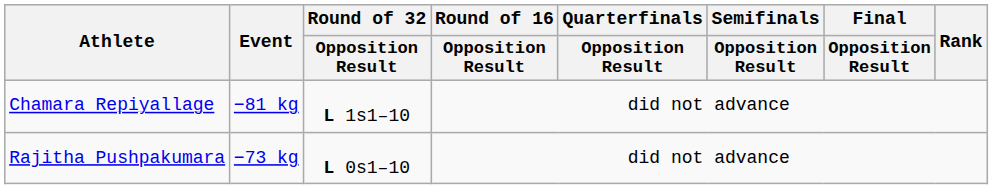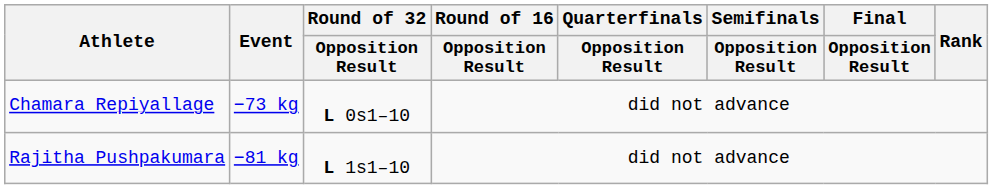(266, 106) −81 kg -> (266, 106) −73 kg
(367, 117) L 1s1–10 -> (367, 117) L 0s1–10
(266, 158) −73 kg -> (266, 158) −81 kg
(367, 169) L 0s1–10 -> (367, 169) L 1s1–10
